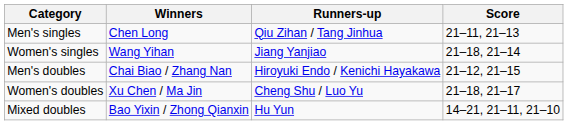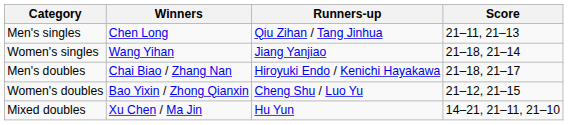(483, 71) 21–12, 21–15 -> (483, 71) 21–18, 21–17
(155, 91) Xu Chen / Ma Jin -> (179, 91) Bao Yixin / Zhong Qianxin
(483, 91) 21–18, 21–17 -> (483, 91) 21–12, 21–15
(179, 110) Bao Yixin / Zhong Qianxin -> (155, 110) Xu Chen / Ma Jin
